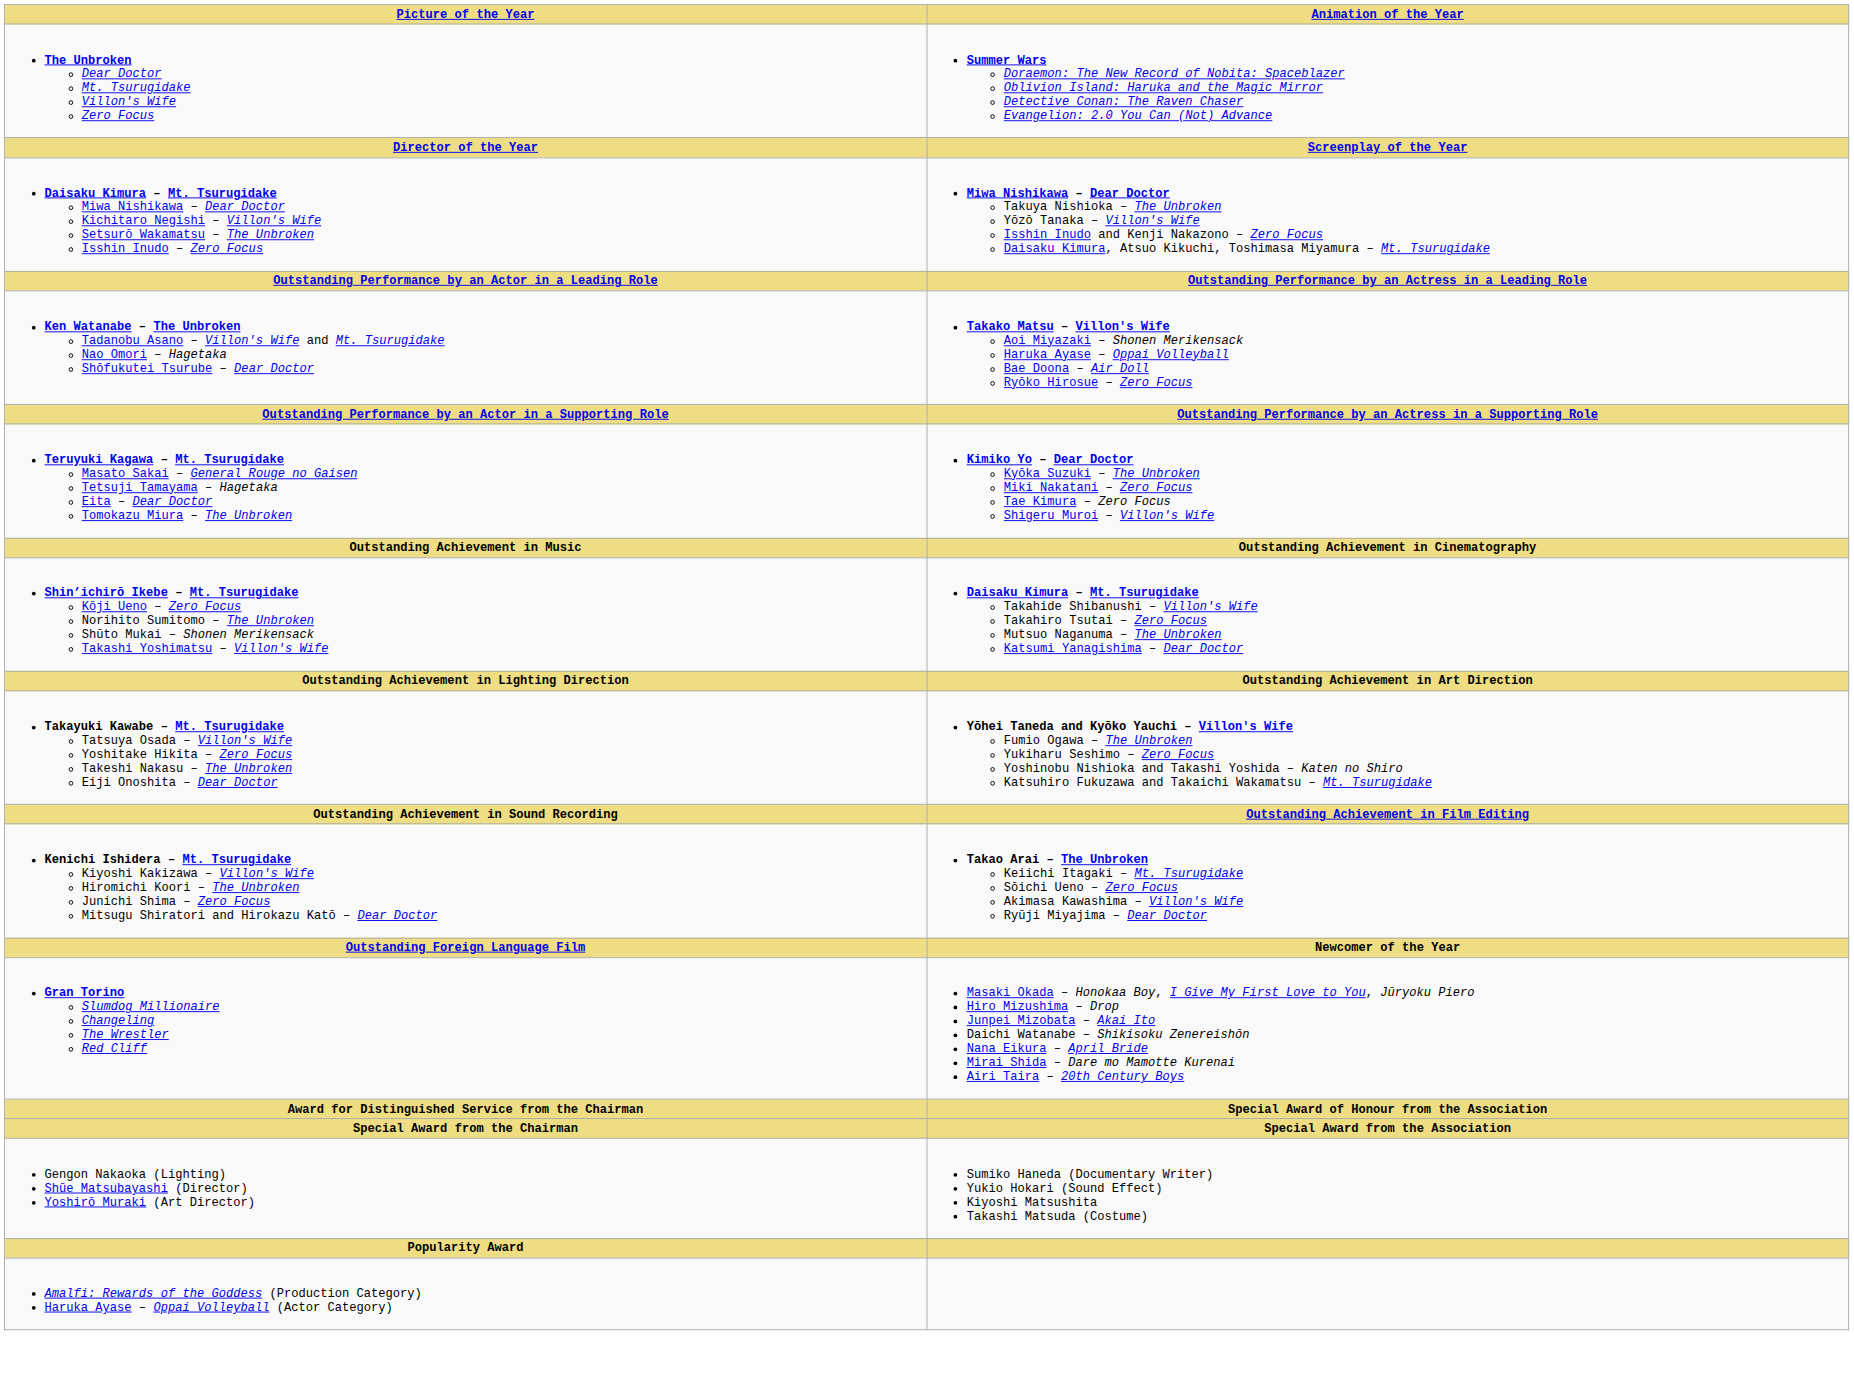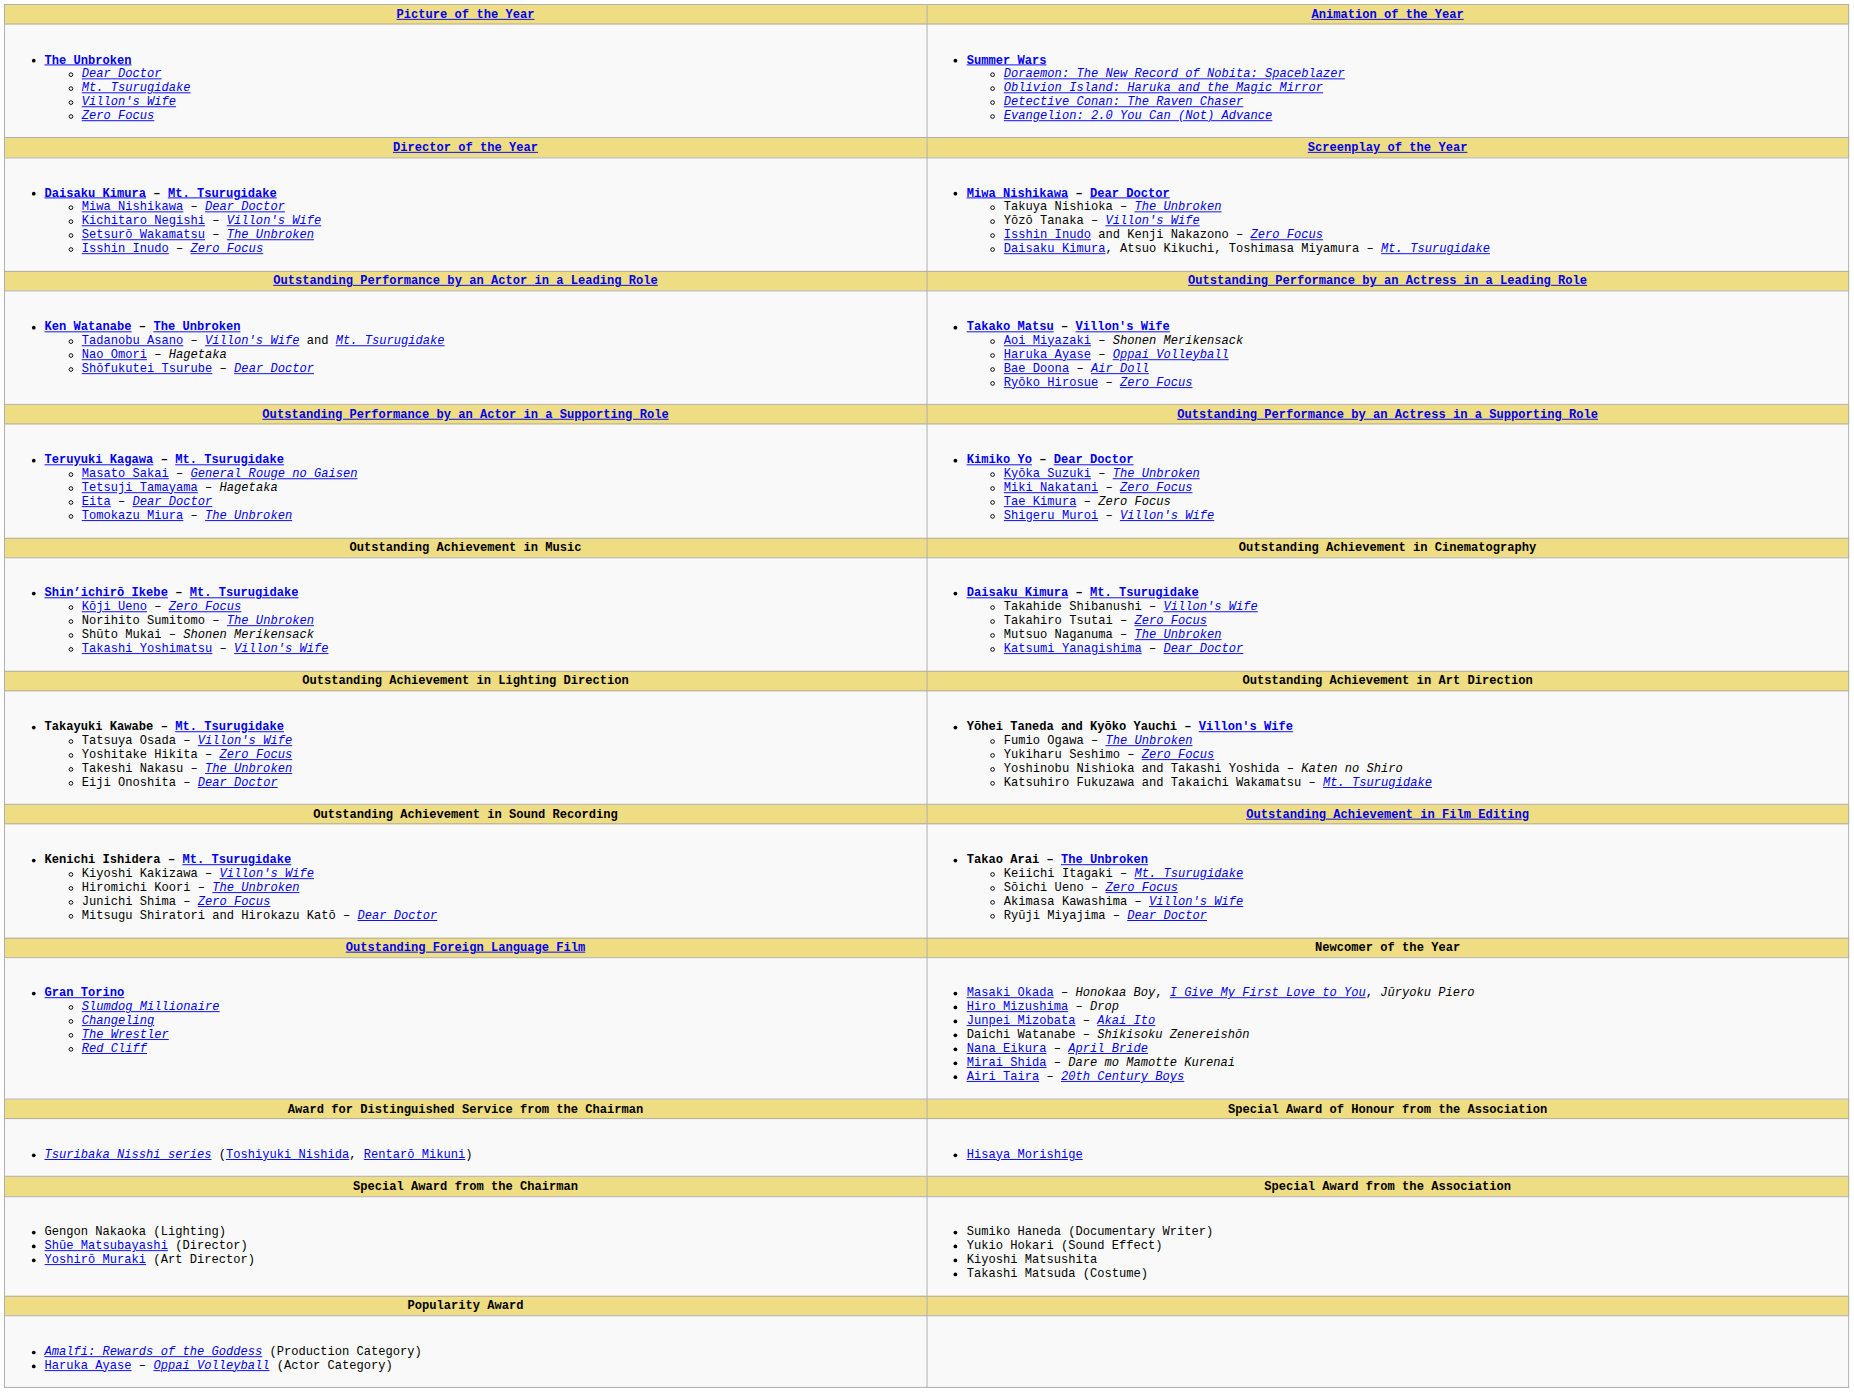+ row: (466, 1155)
